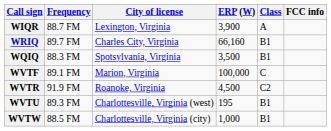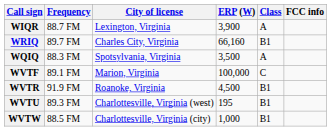(265, 57) B1 -> (263, 57) A
(265, 88) C2 -> (265, 88) B1
